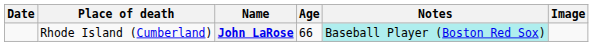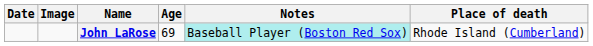columns swapped: (568, 14) <-> (126, 14)
(306, 32) 66 -> (168, 32) 69
